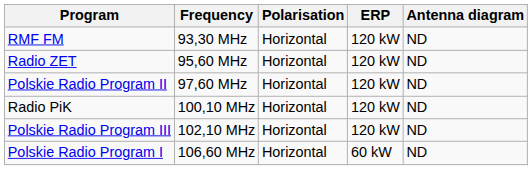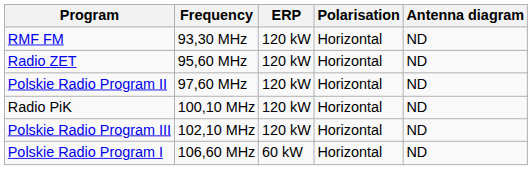columns swapped: (375, 15) <-> (303, 15)
